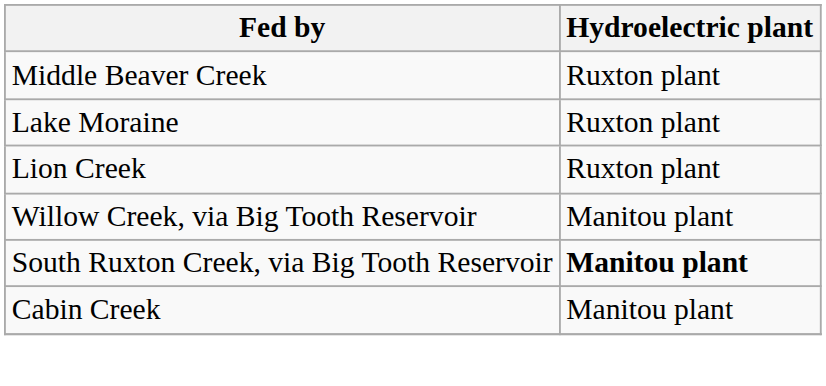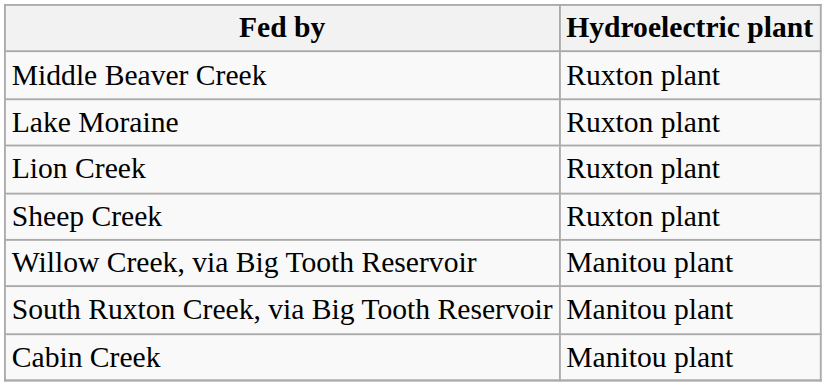+ row: (87, 215)
(657, 262) bold -> (650, 309) normal
